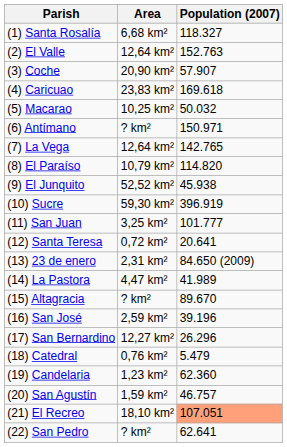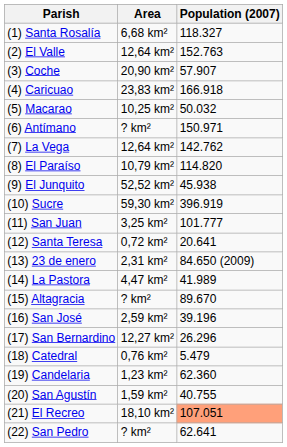(201, 90) 169.618 -> (201, 90) 166.918
(201, 147) 142.765 -> (201, 147) 142.762
(198, 394) 46.757 -> (198, 394) 40.755
